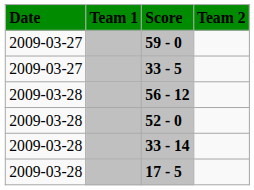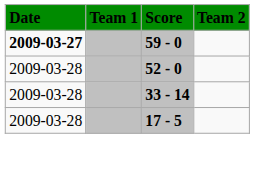(46, 43) normal -> (46, 43) bold
- row: (164, 69)
- row: (167, 94)
